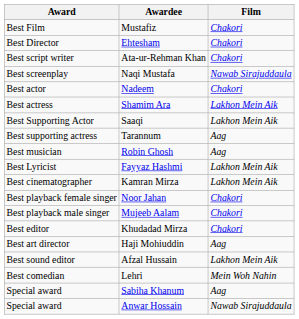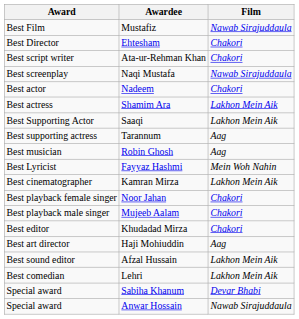(226, 27) Chakori -> (251, 27) Nawab Sirajuddaula
(244, 167) Lakhon Mein Aik -> (243, 167) Mein Woh Nahin
(243, 275) Mein Woh Nahin -> (244, 275) Lakhon Mein Aik
(218, 290) Aag -> (236, 290) Devar Bhabi
